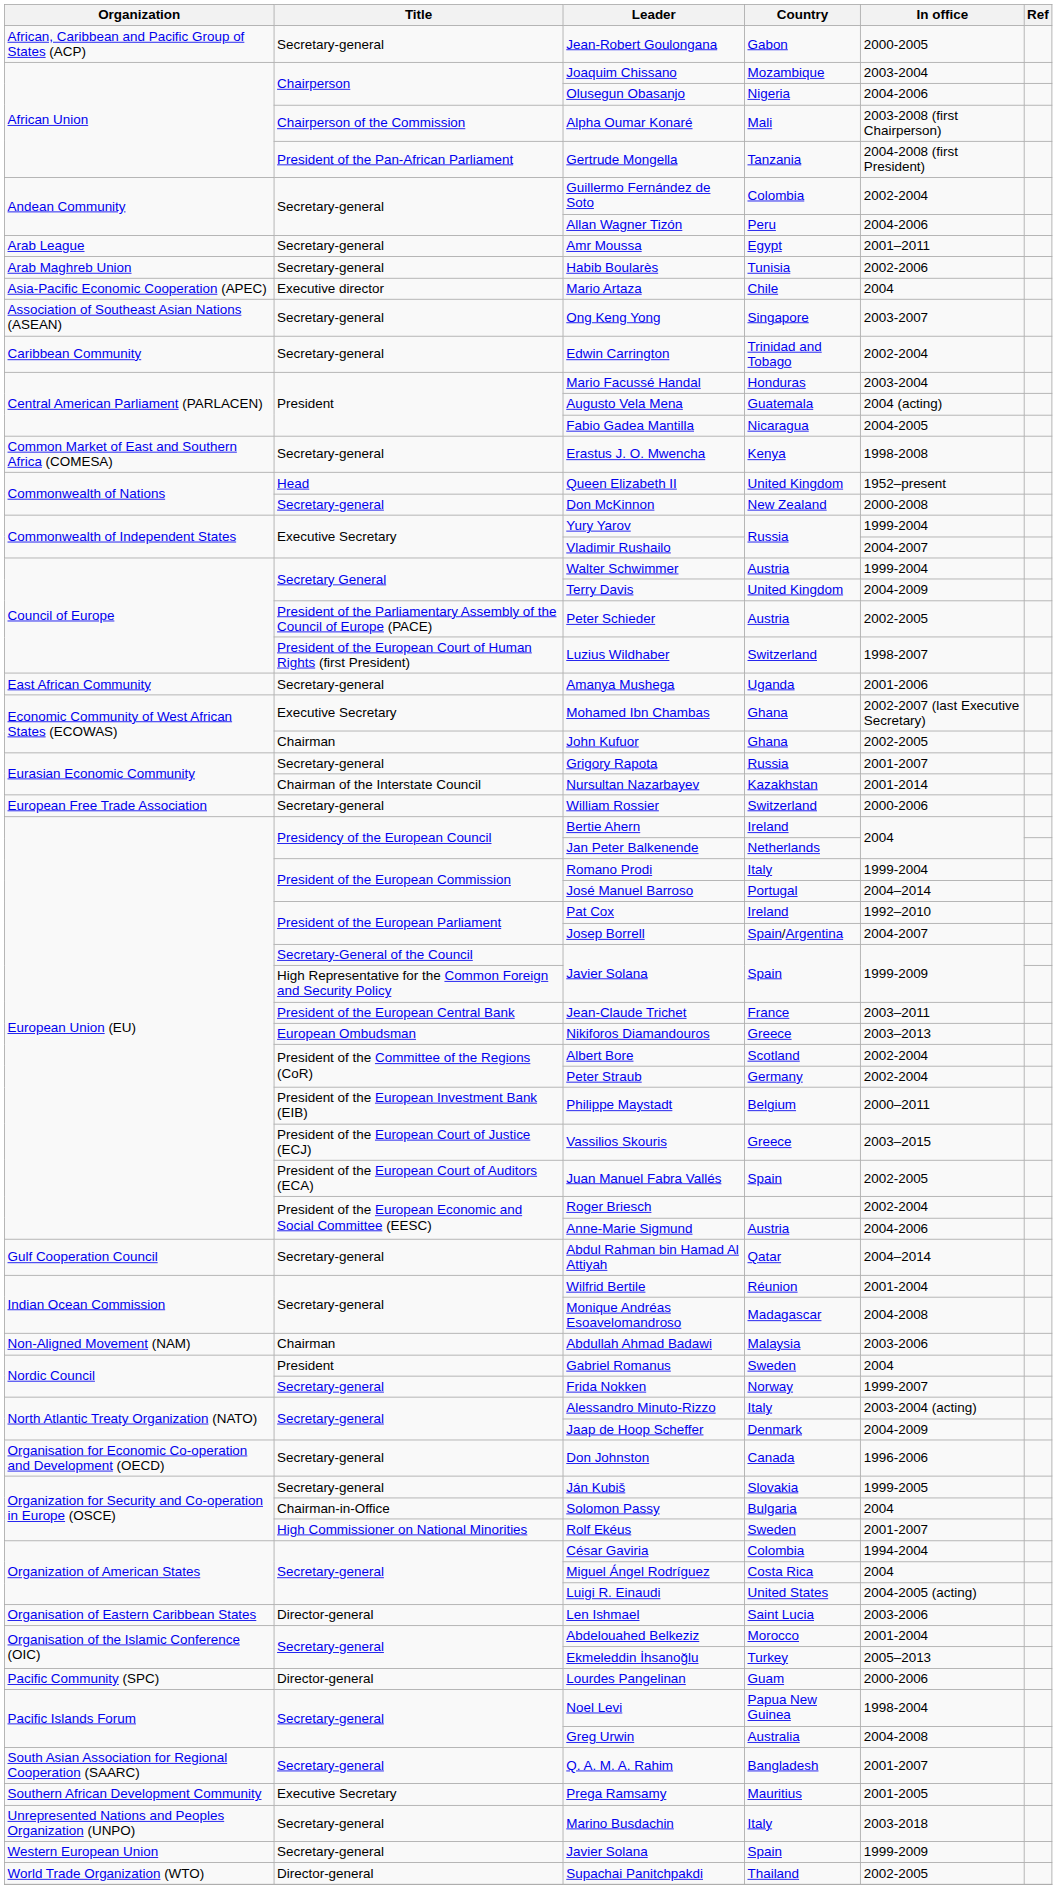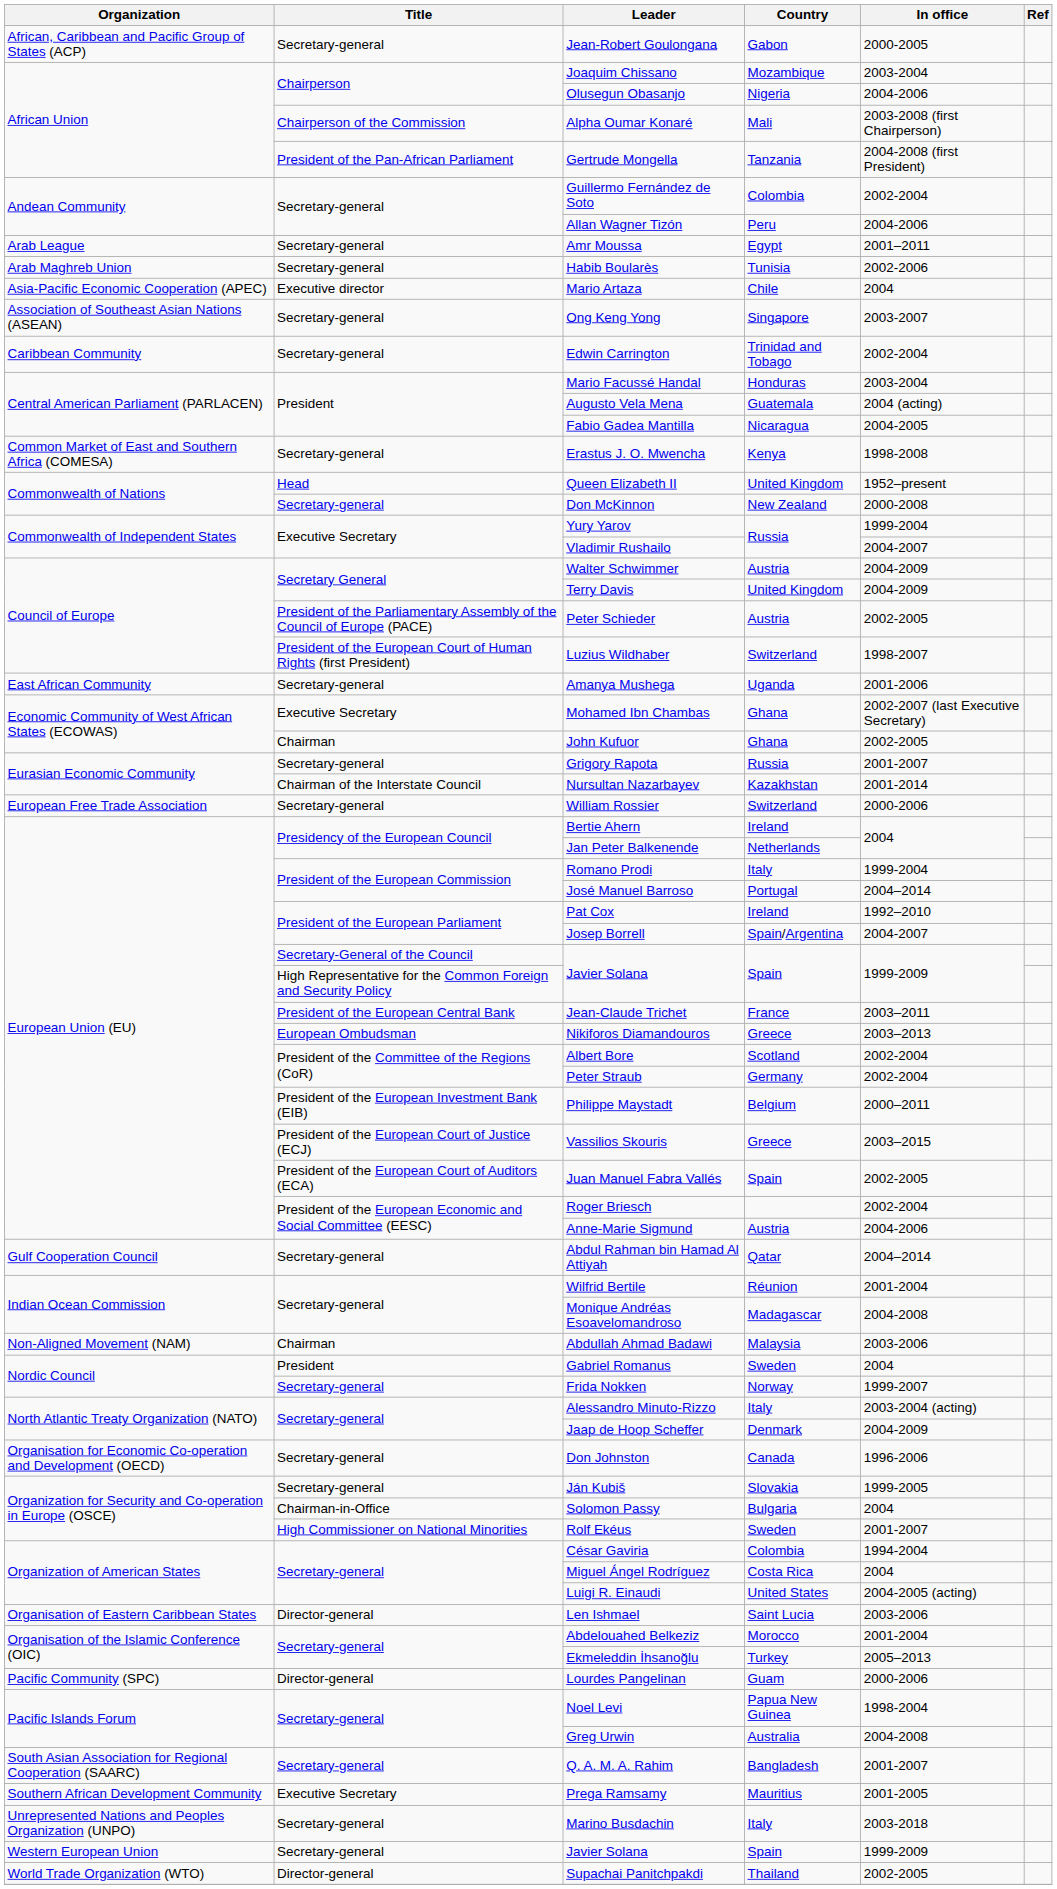(896, 568) 1999-2004 -> (896, 568) 2004-2009
